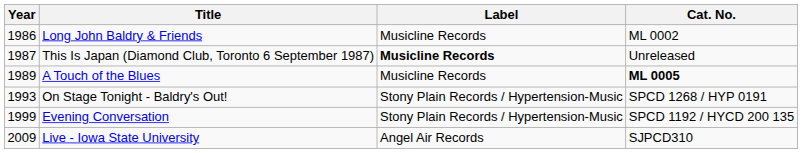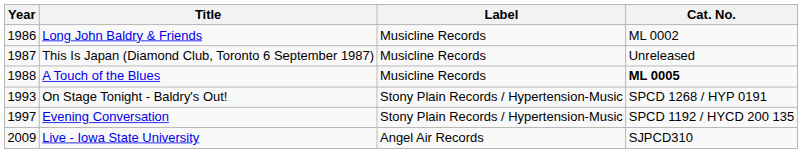(437, 55) bold -> (433, 55) normal
(22, 76) 1989 -> (22, 76) 1988
(22, 117) 1999 -> (22, 117) 1997
